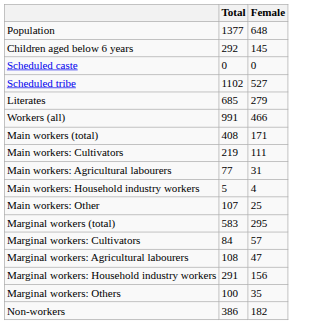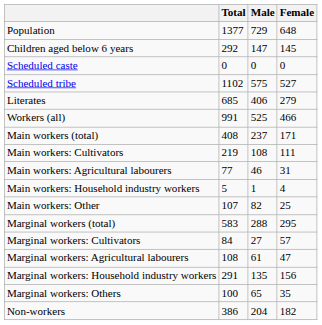+ column: (263, 13)
